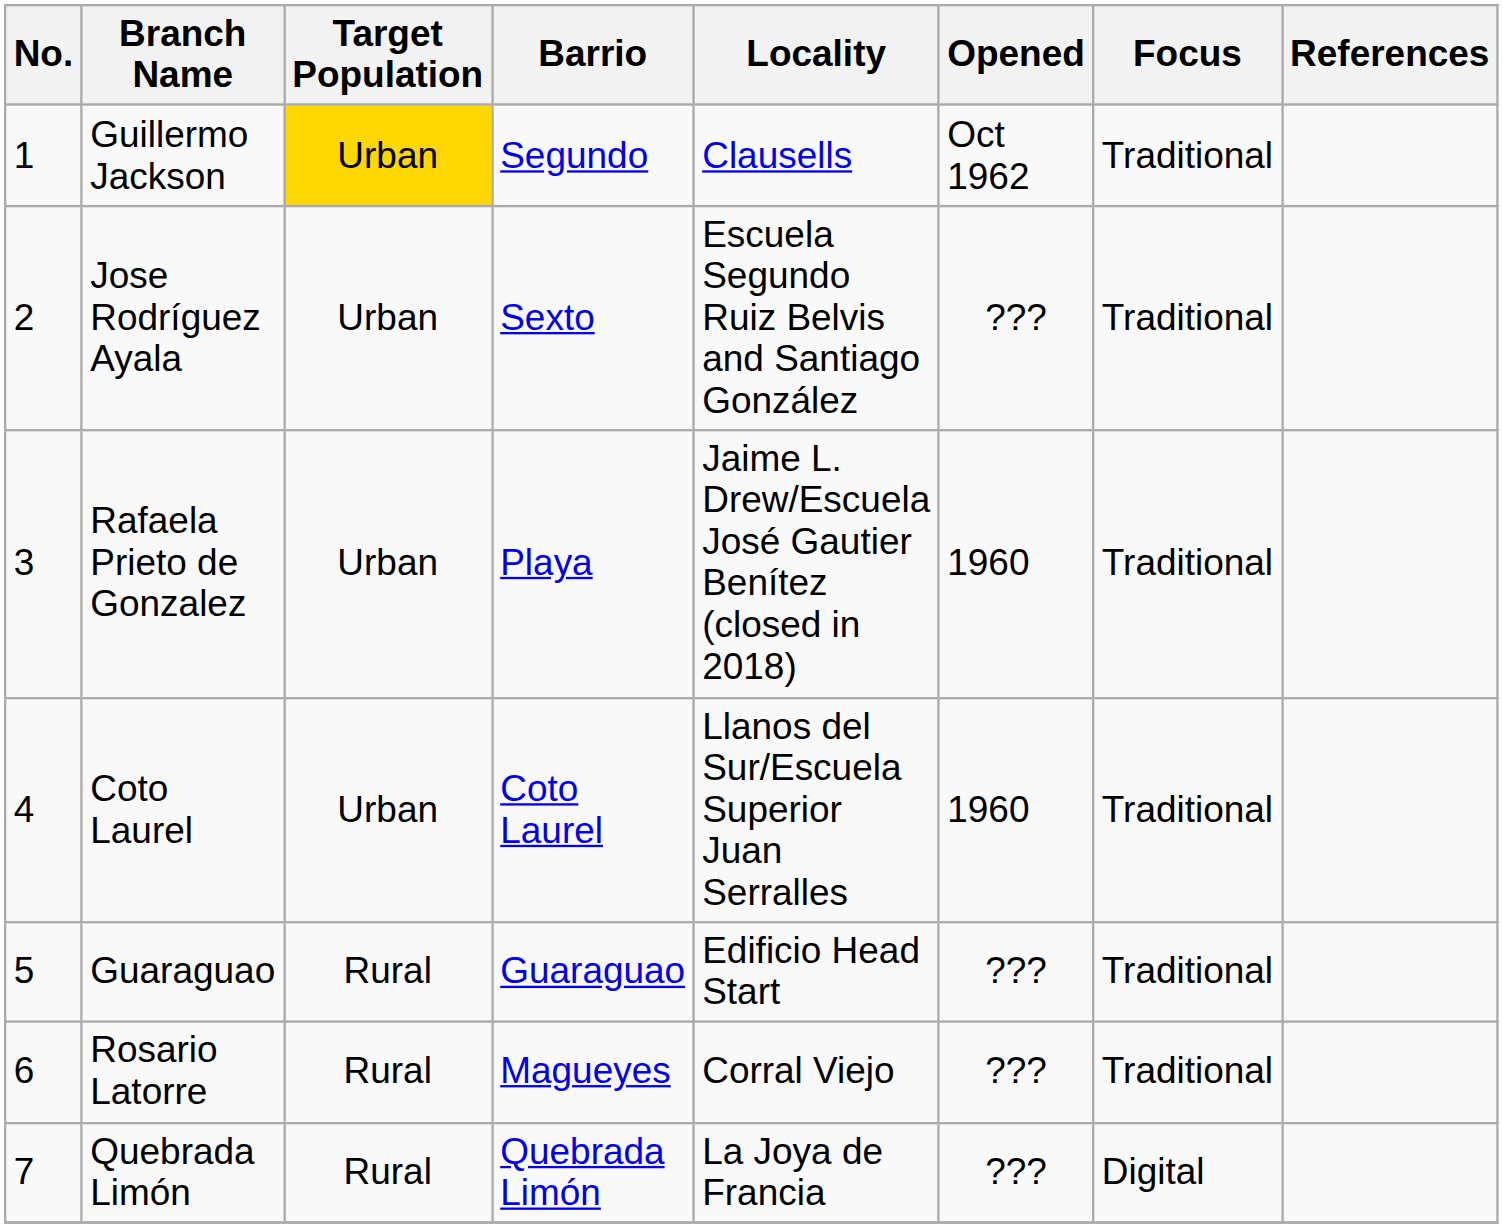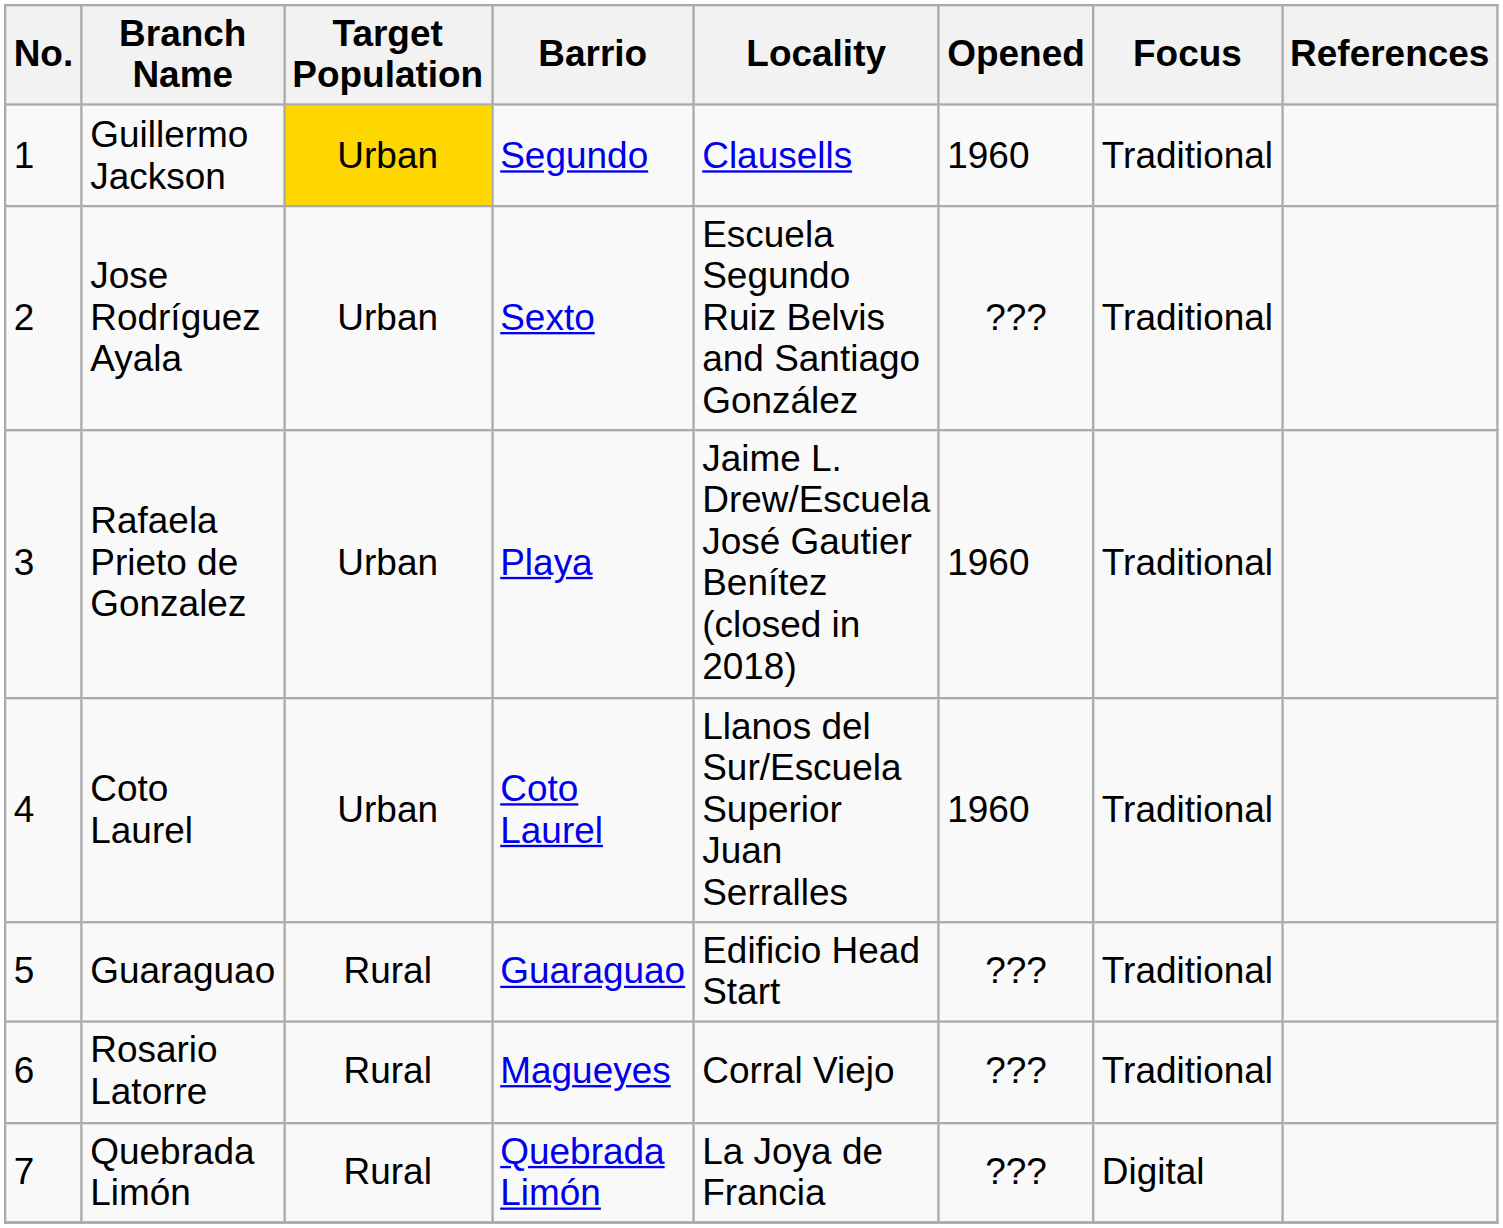(988, 154) Oct 1962 -> (988, 154) 1960
